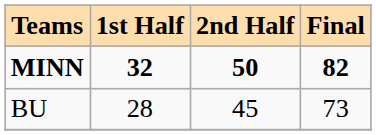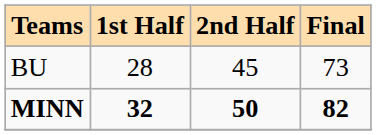rows swapped: (47, 67) <-> (29, 108)
